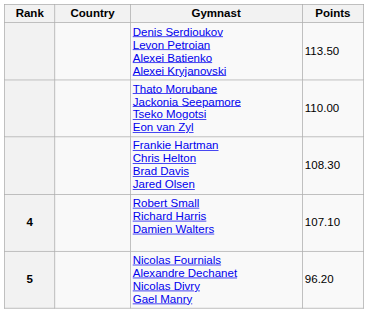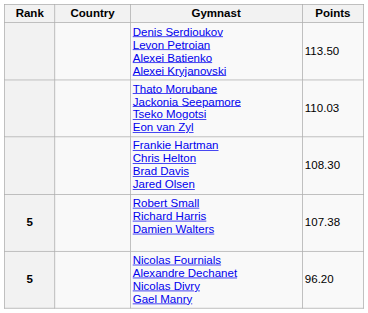(322, 108) 110.00 -> (322, 108) 110.03
(30, 222) 4 -> (30, 222) 5
(322, 222) 107.10 -> (322, 222) 107.38
